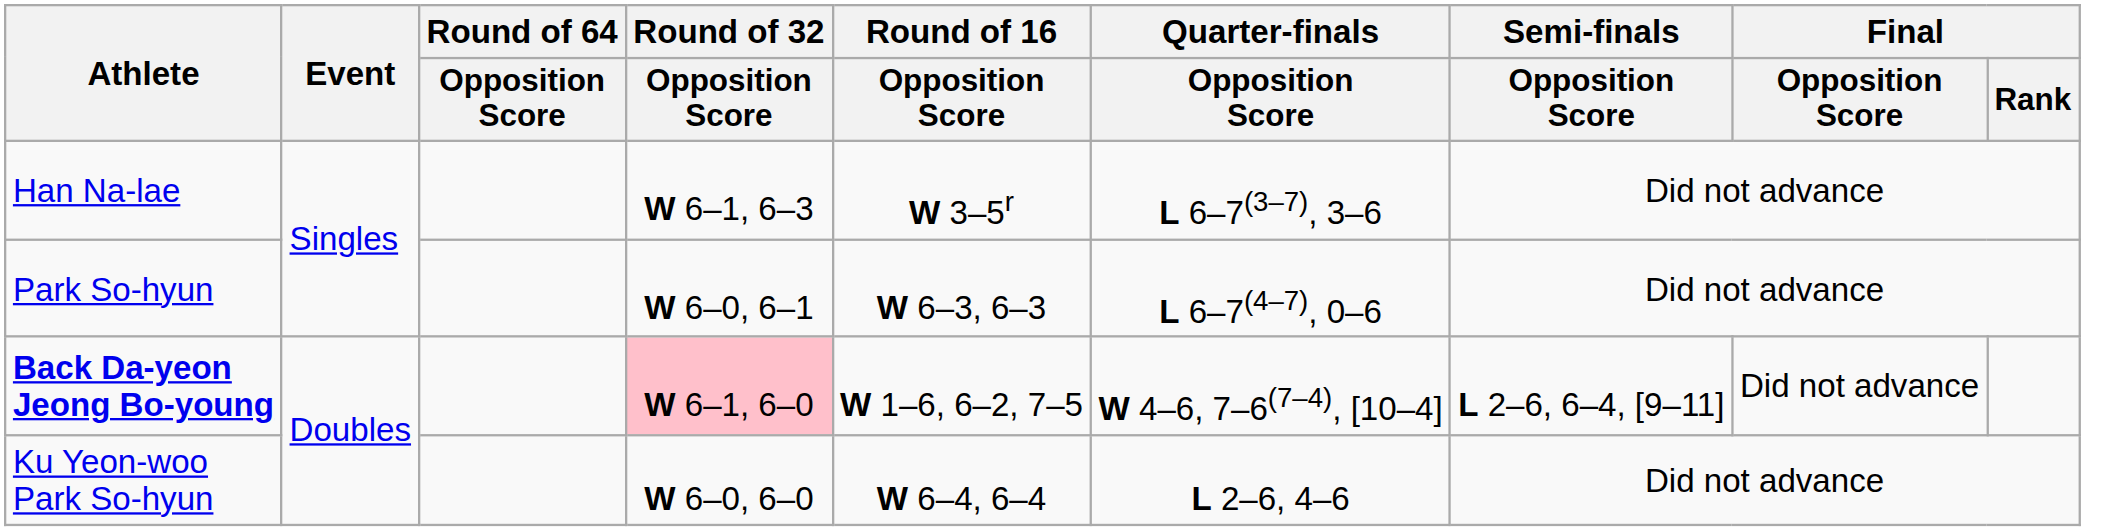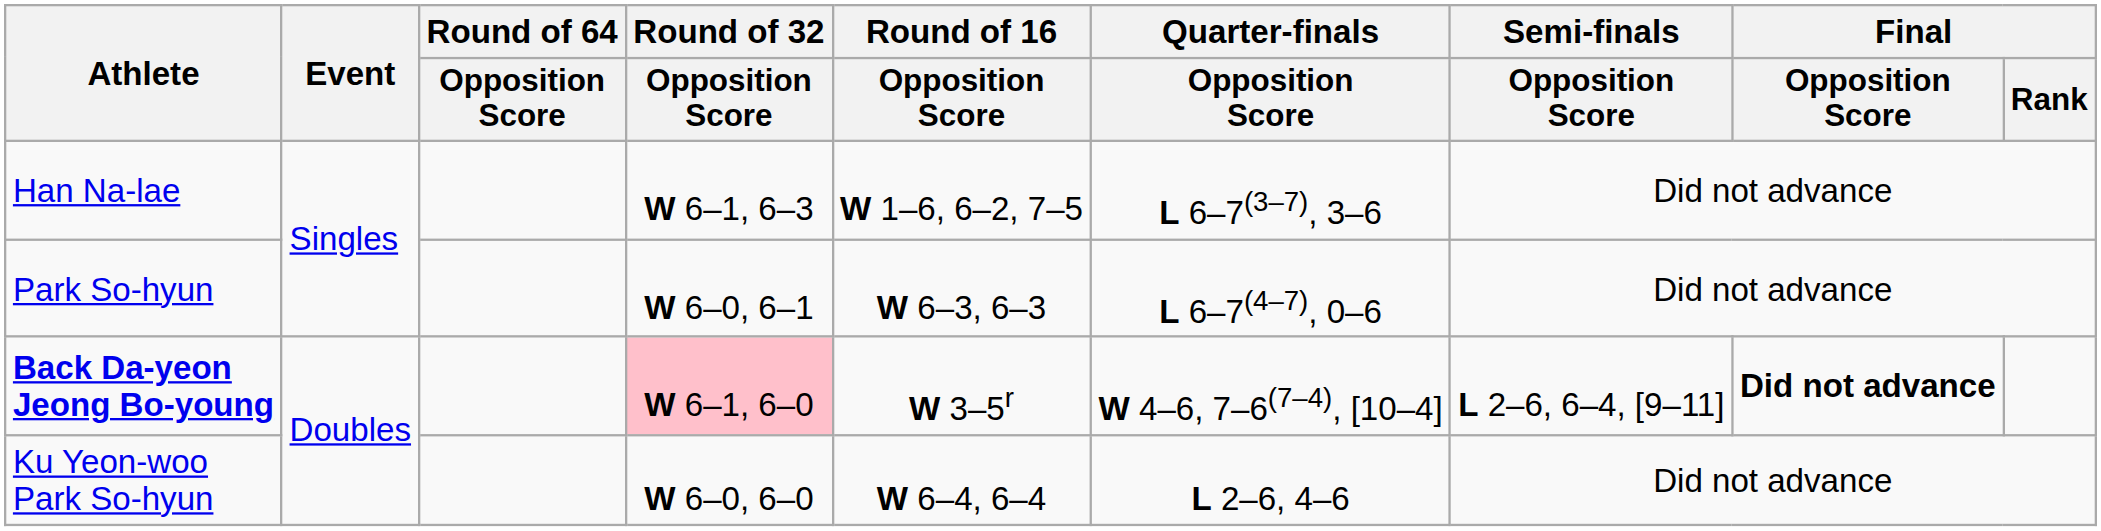(962, 209) W 3–5r -> (962, 209) W 1–6, 6–2, 7–5
(962, 405) W 1–6, 6–2, 7–5 -> (962, 405) W 3–5r
(1860, 386) normal -> (1868, 386) bold
